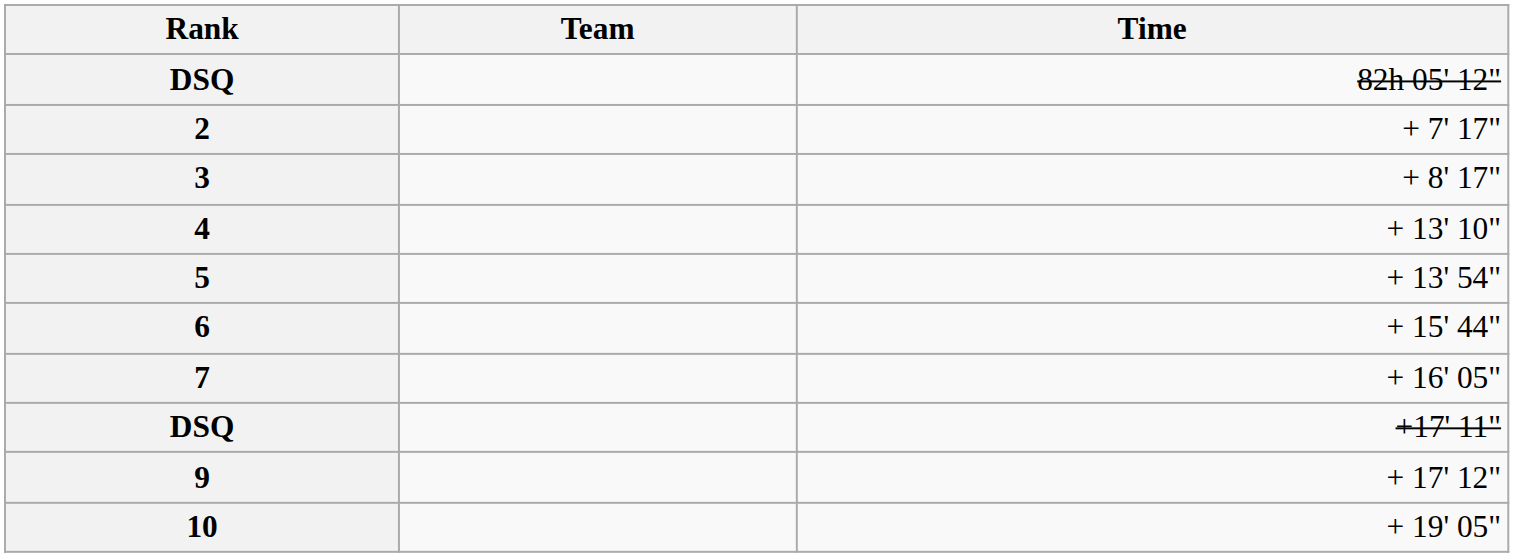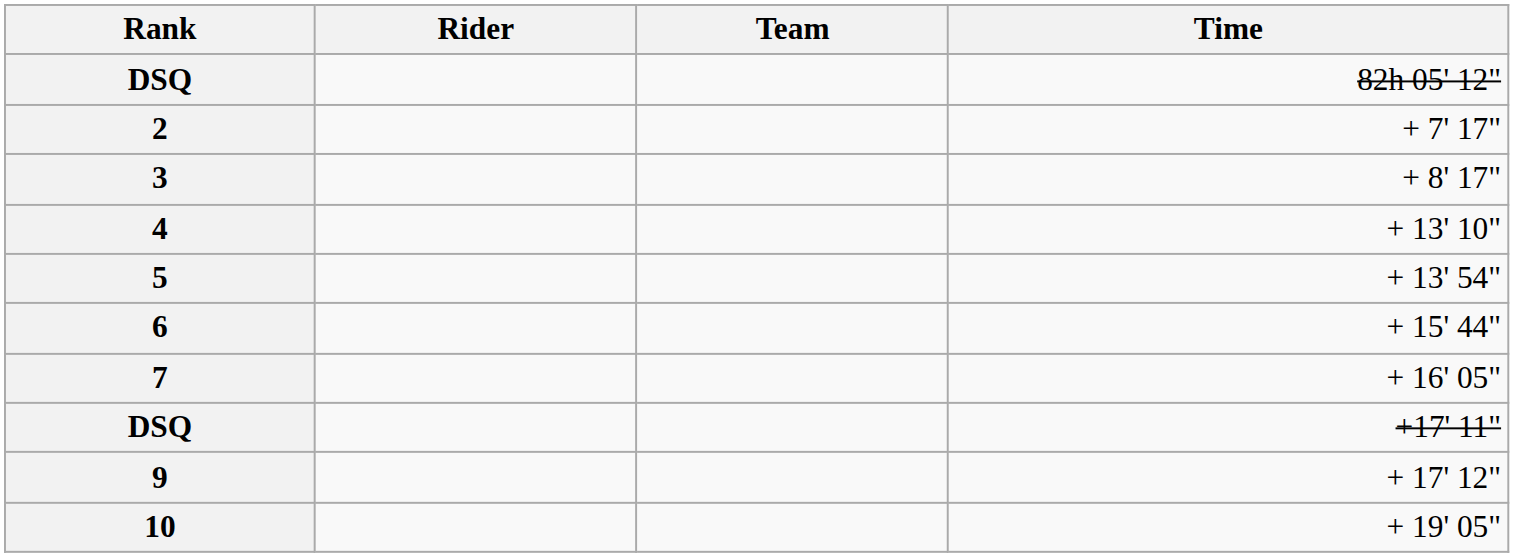+ column: (476, 29)
